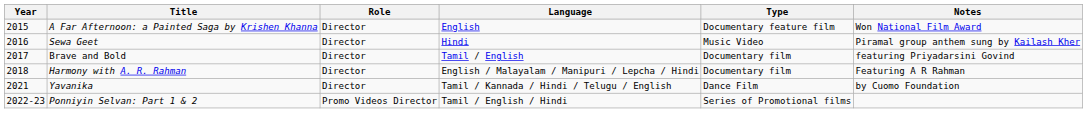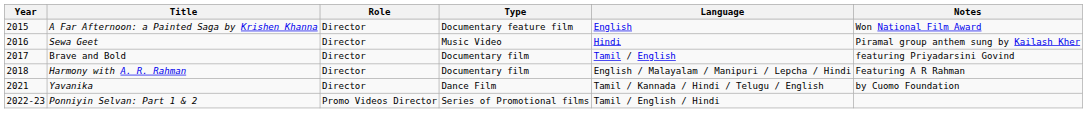columns swapped: (570, 12) <-> (777, 12)
